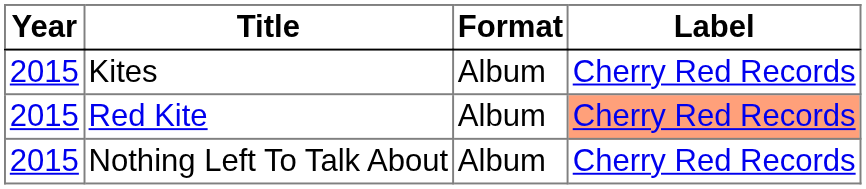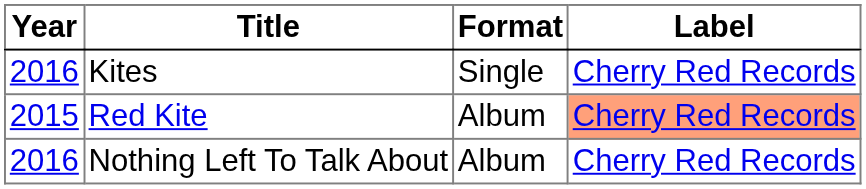(44, 71) 2015 -> (44, 71) 2016
(502, 71) Album -> (501, 71) Single
(44, 160) 2015 -> (44, 160) 2016
